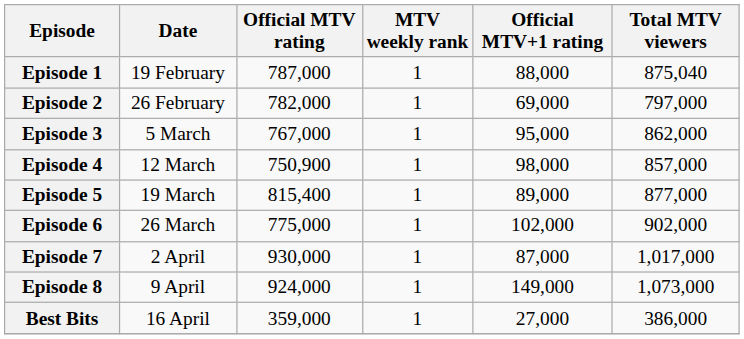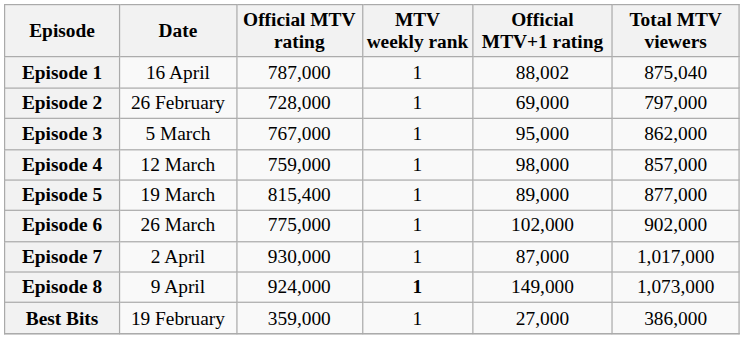(178, 72) 19 February -> (178, 72) 16 April
(542, 72) 88,000 -> (542, 72) 88,002
(299, 103) 782,000 -> (299, 103) 728,000
(299, 164) 750,900 -> (299, 164) 759,000
(417, 287) normal -> (417, 287) bold
(178, 317) 16 April -> (178, 317) 19 February
